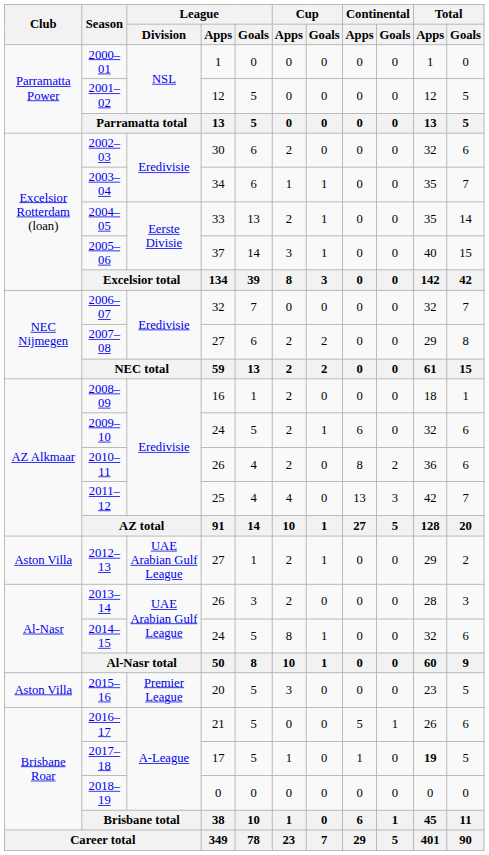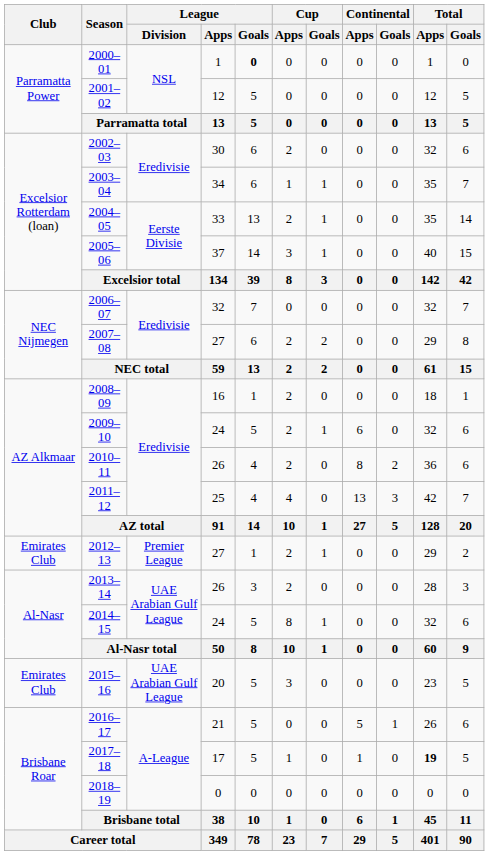(254, 61) normal -> (254, 61) bold
(43, 560) Aston Villa -> (43, 553) Emirates Club
(164, 560) UAE Arabian Gulf League -> (164, 553) Premier League
(43, 690) Aston Villa -> (43, 683) Emirates Club
(164, 690) Premier League -> (164, 683) UAE Arabian Gulf League
